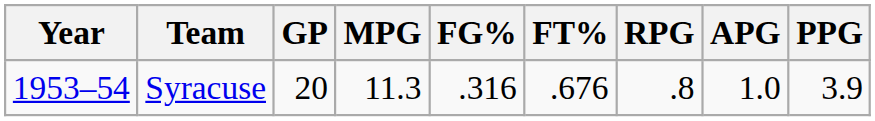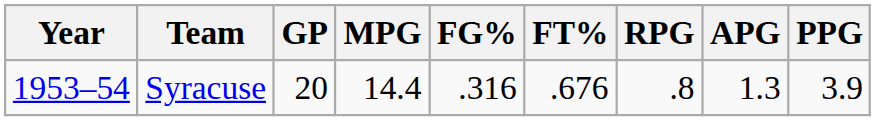(393, 87) 11.3 -> (392, 87) 14.4
(760, 87) 1.0 -> (760, 87) 1.3
